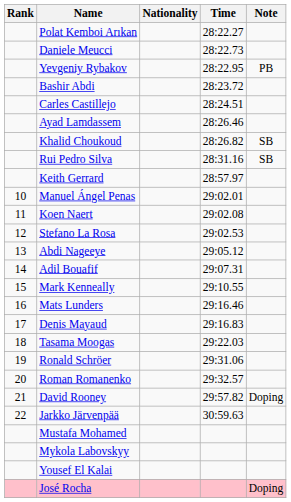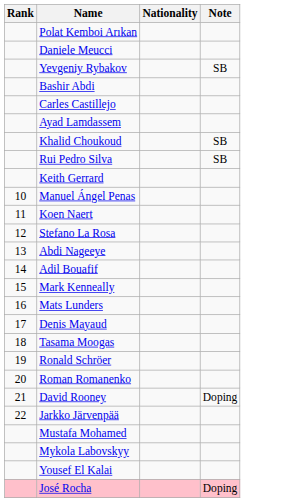- column: (223, 13)
(266, 68) PB -> (220, 68) SB
